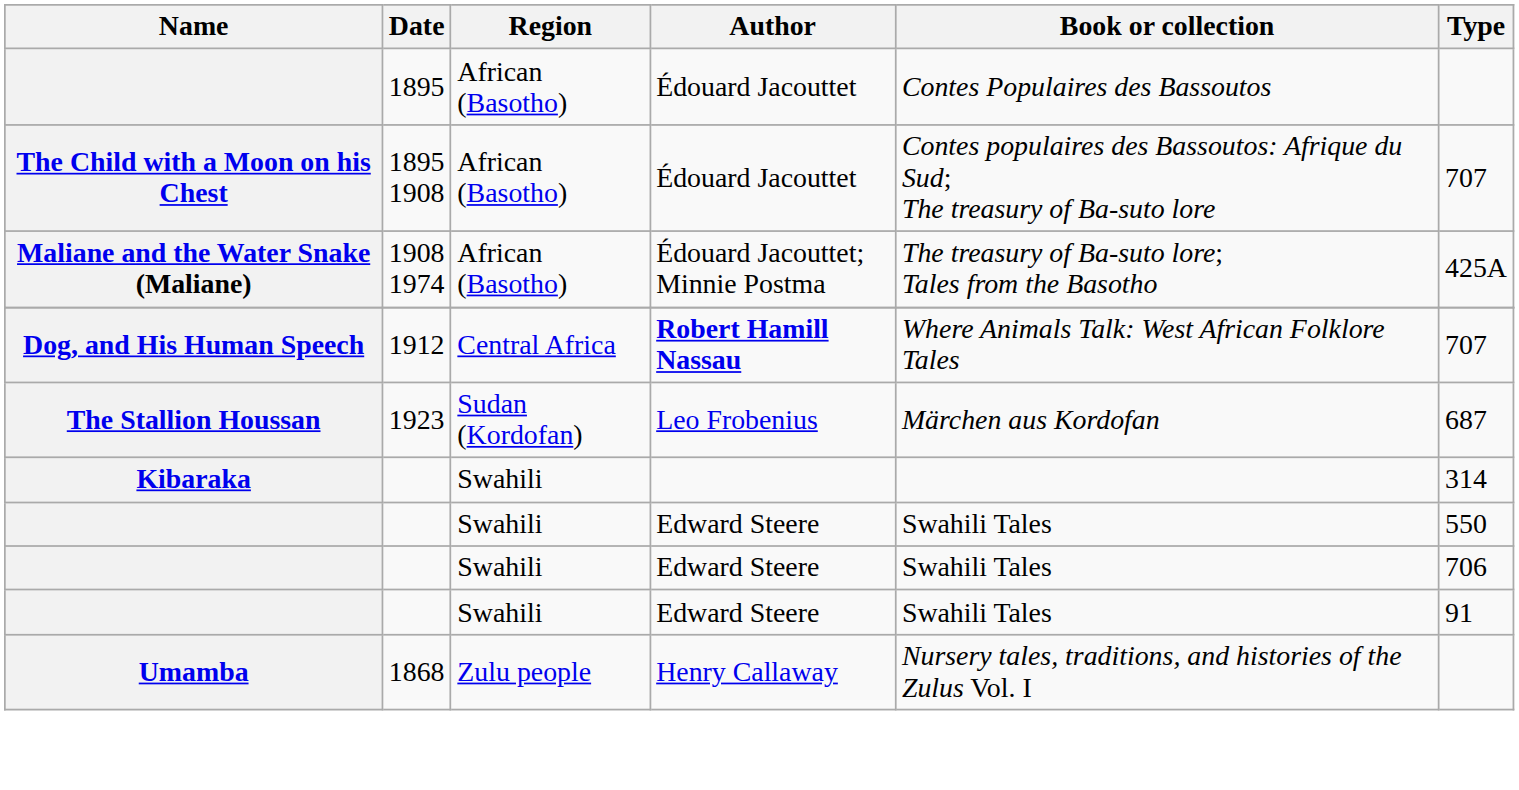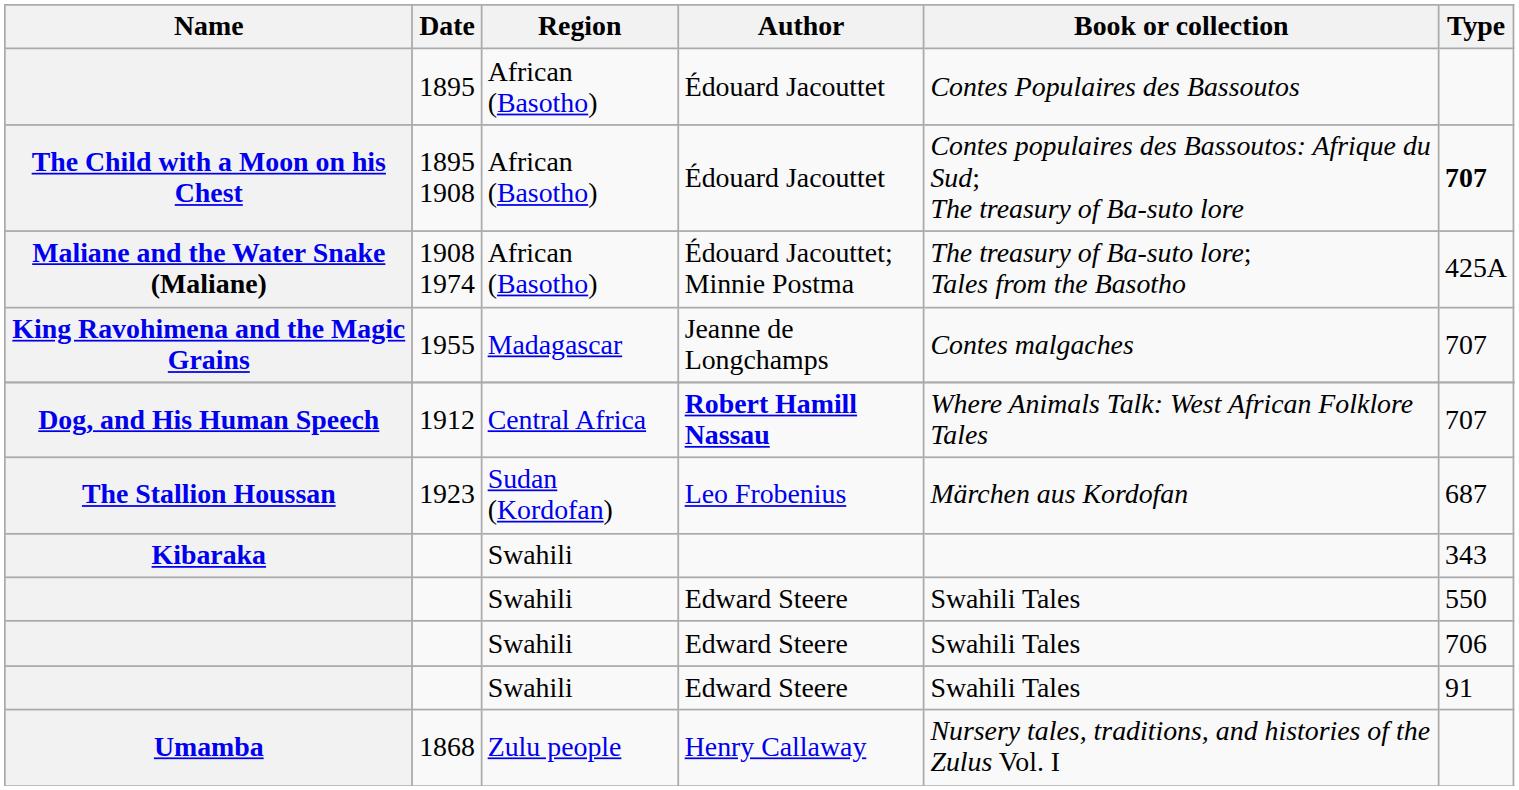(1466, 177) normal -> (1466, 177) bold
+ row: (209, 344)
(1466, 479) 314 -> (1466, 554) 343
